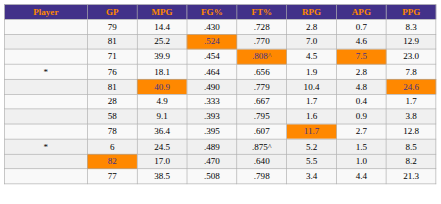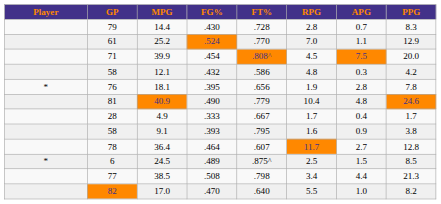(112, 42) 81 -> (112, 42) 61
(361, 42) 4.6 -> (361, 42) 1.1
(411, 57) 23.0 -> (411, 57) 20.0
+ row: (162, 72)
(212, 72) .464 -> (212, 87) .395
(212, 132) .395 -> (212, 147) .464
(312, 147) 5.2 -> (312, 161) 2.5
rows swapped: (162, 176) <-> (162, 161)
